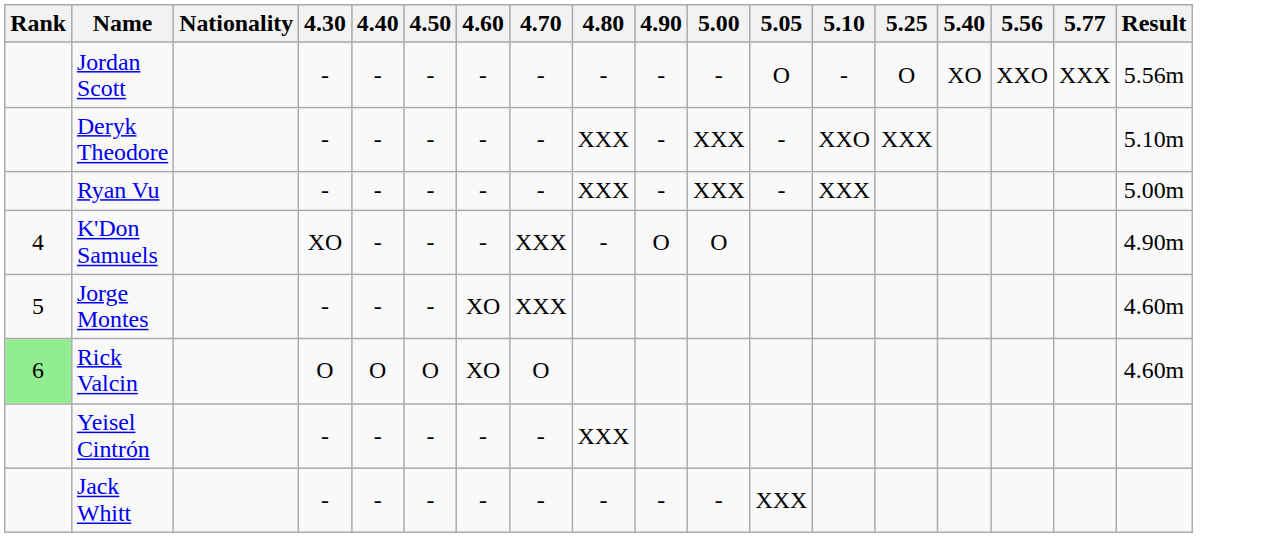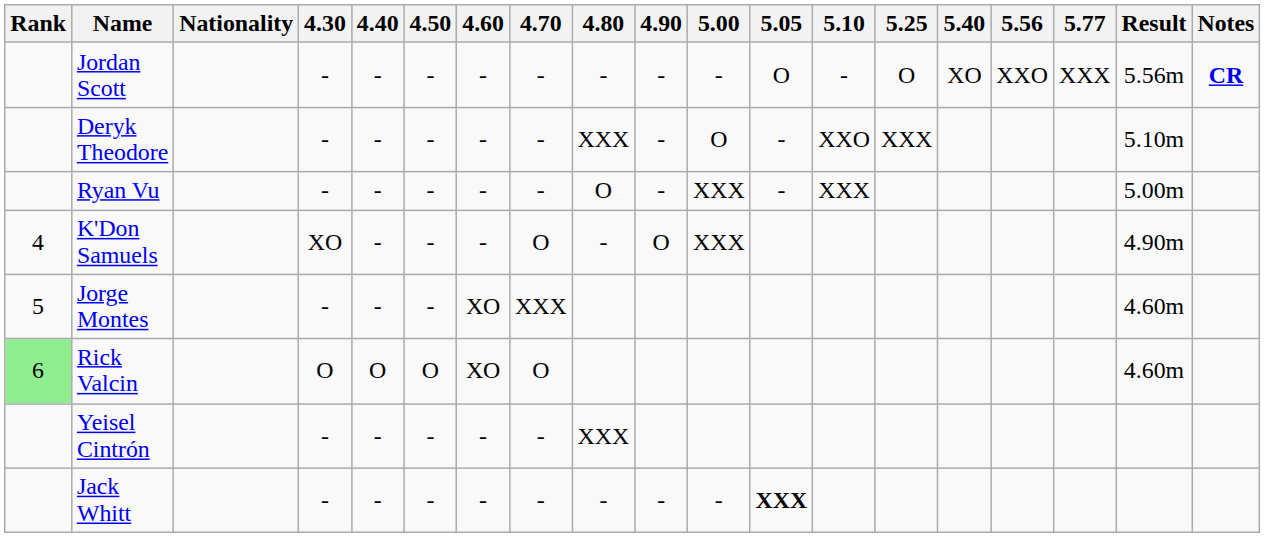+ column: (1226, 23)
(719, 139) XXX -> (719, 139) O
(603, 190) XXX -> (603, 190) O
(541, 241) XXX -> (541, 241) O
(719, 241) O -> (719, 241) XXX
(781, 500) normal -> (781, 500) bold
